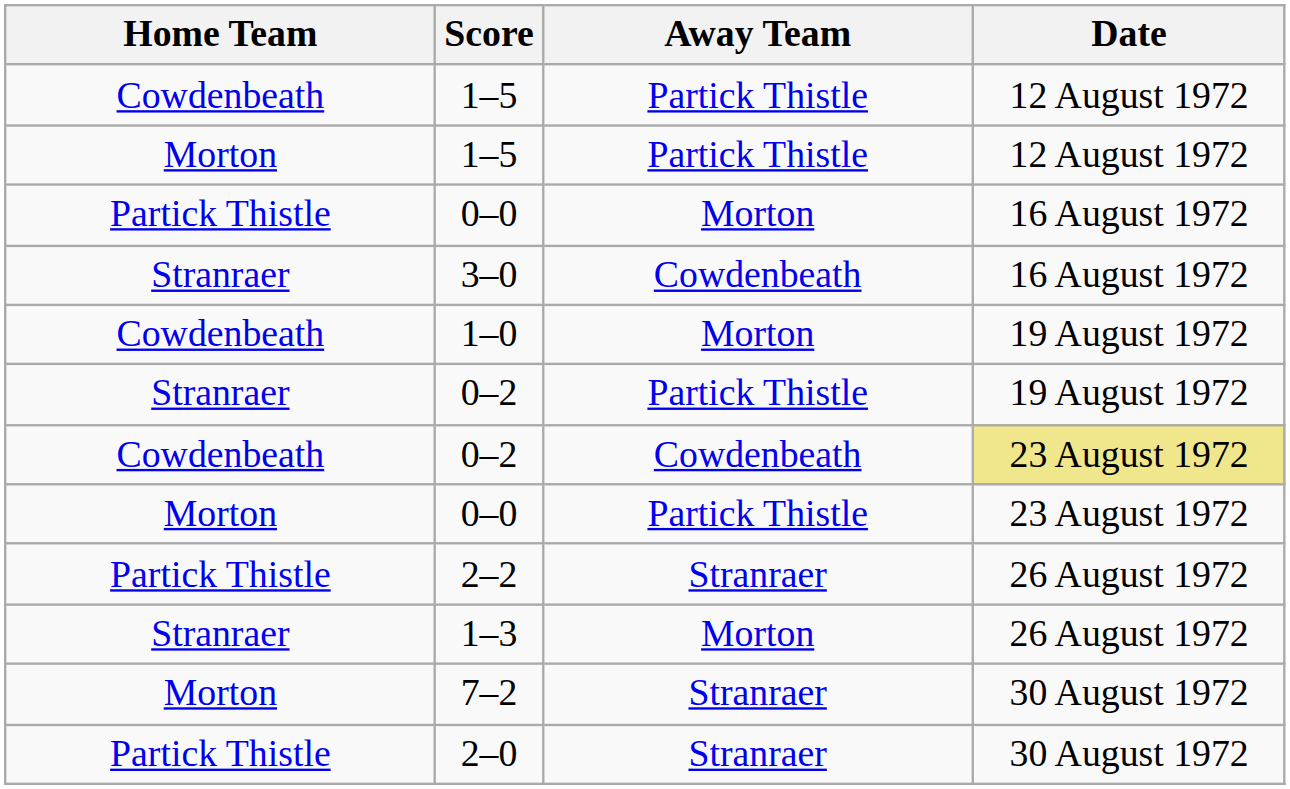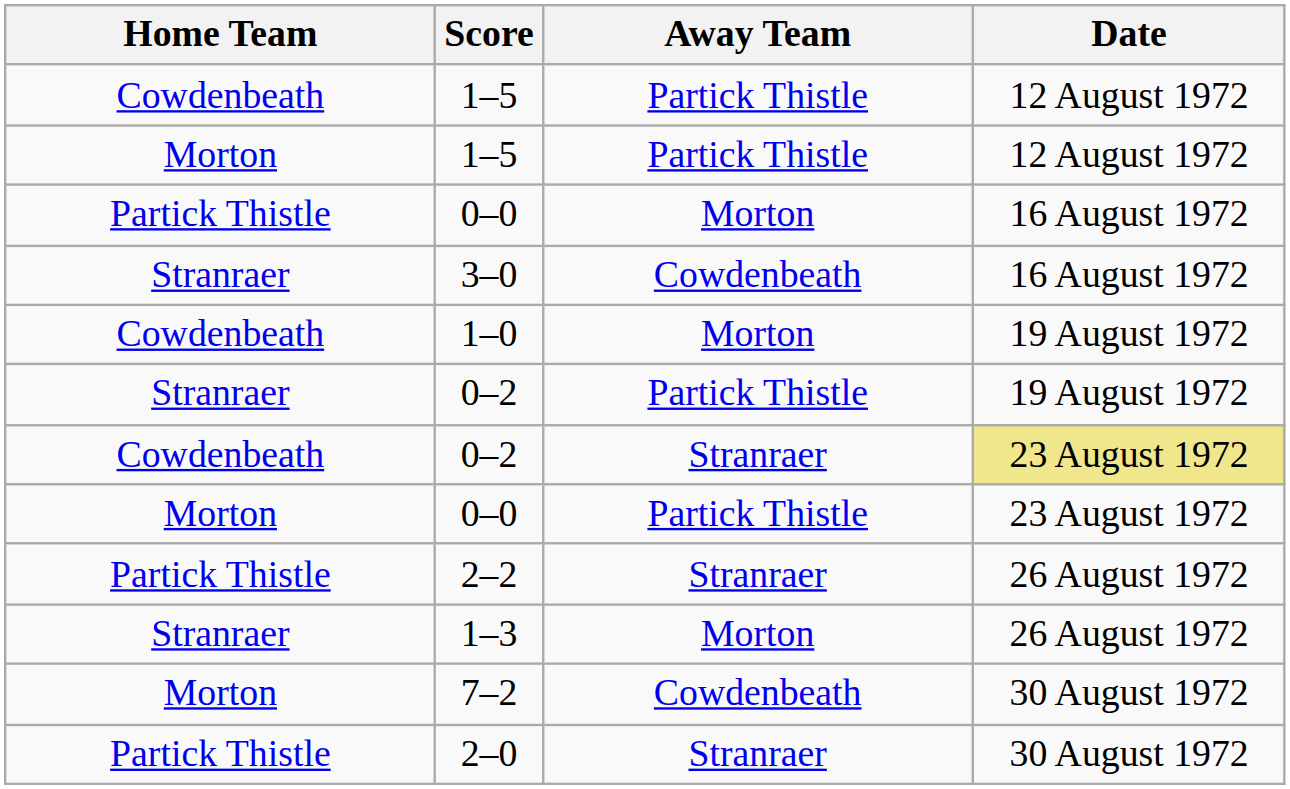(758, 453) Cowdenbeath -> (758, 453) Stranraer
(758, 693) Stranraer -> (758, 693) Cowdenbeath
